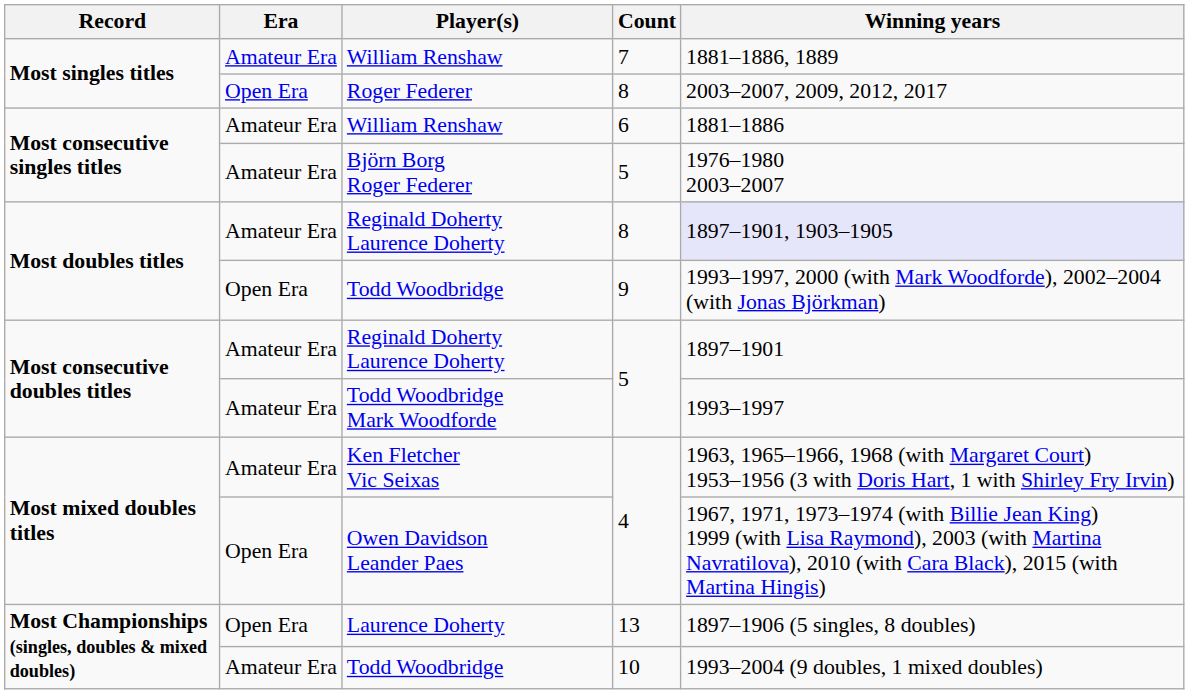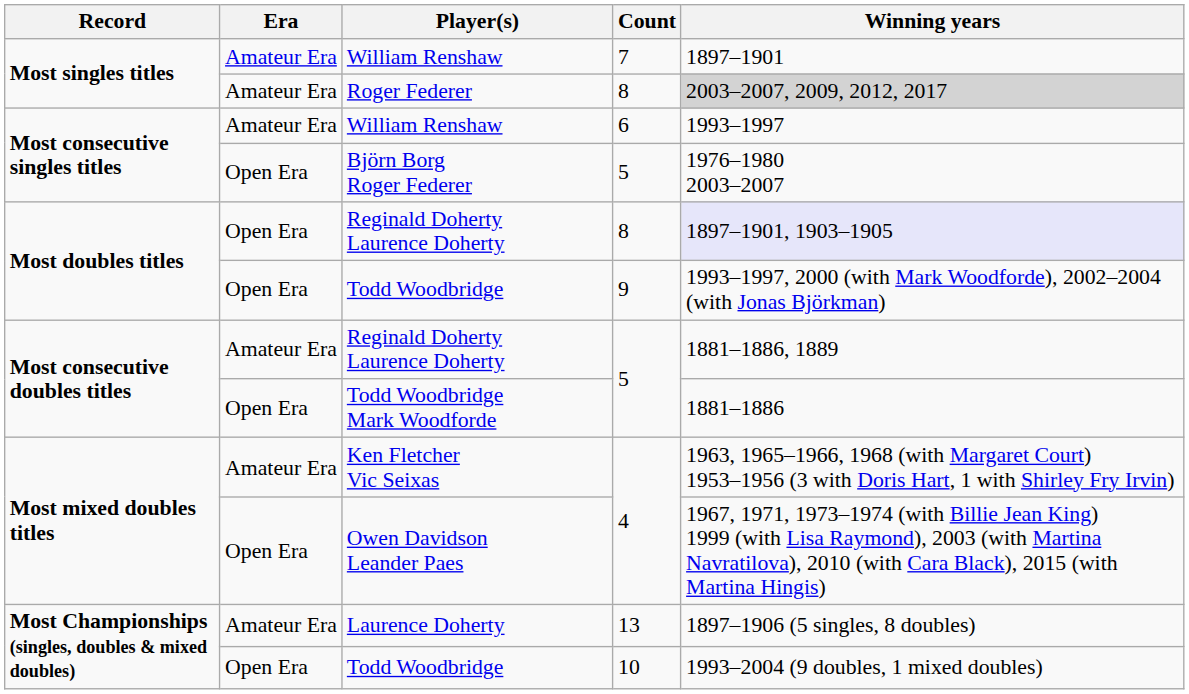(762, 56) 1881–1886, 1889 -> (735, 56) 1897–1901
(266, 90) Open Era -> (281, 90) Amateur Era
(817, 90) no background -> (817, 90) lightgrey background
(735, 125) 1881–1886 -> (735, 125) 1993–1997
(281, 172) Amateur Era -> (266, 172) Open Era
(281, 231) Amateur Era -> (266, 231) Open Era
(735, 349) 1897–1901 -> (762, 349) 1881–1886, 1889
(281, 407) Amateur Era -> (266, 407) Open Era
(735, 407) 1993–1997 -> (735, 407) 1881–1886
(266, 625) Open Era -> (281, 625) Amateur Era
(281, 667) Amateur Era -> (266, 667) Open Era
